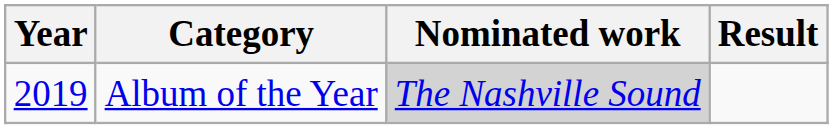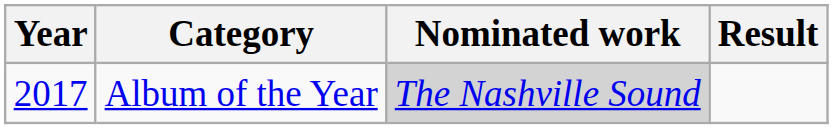(51, 92) 2019 -> (51, 92) 2017
